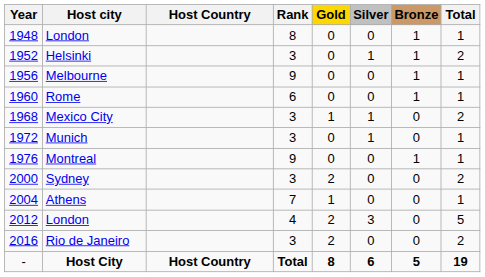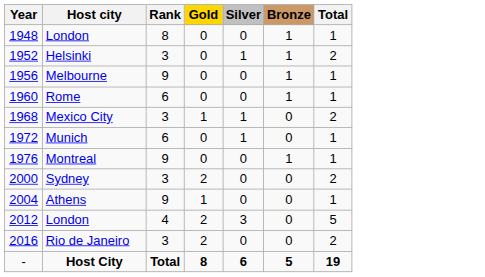- column: (210, 14)
(293, 138) 3 -> (165, 138) 6
(293, 199) 7 -> (165, 199) 9
